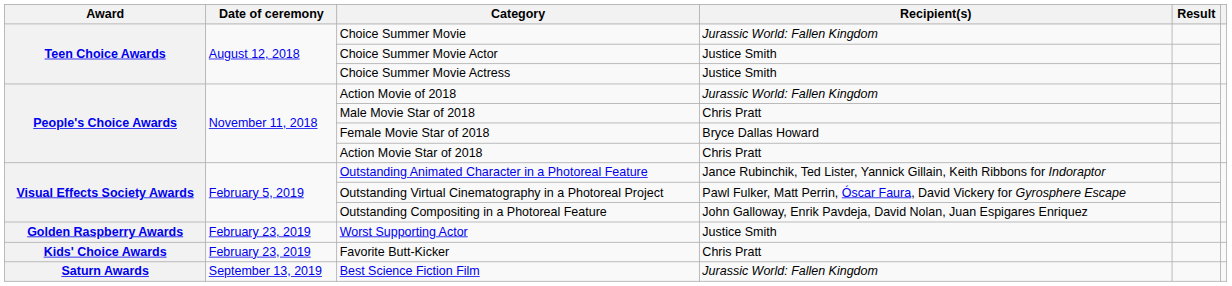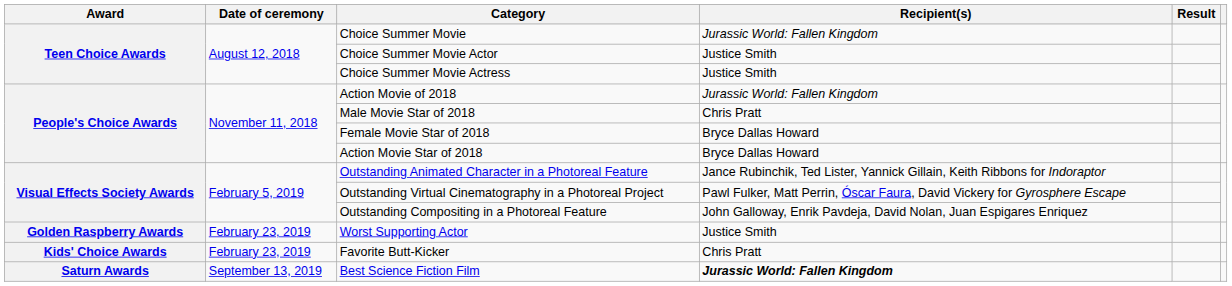(732, 152) Chris Pratt -> (761, 152) Bryce Dallas Howard
(790, 271) normal -> (798, 271) bold
